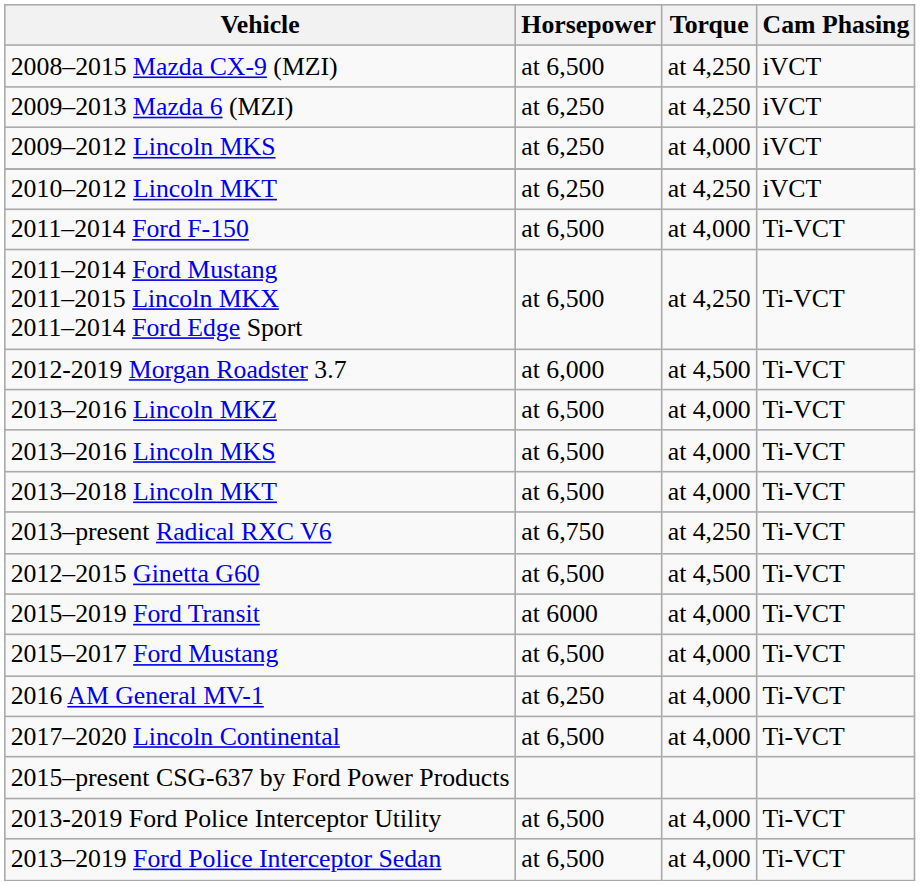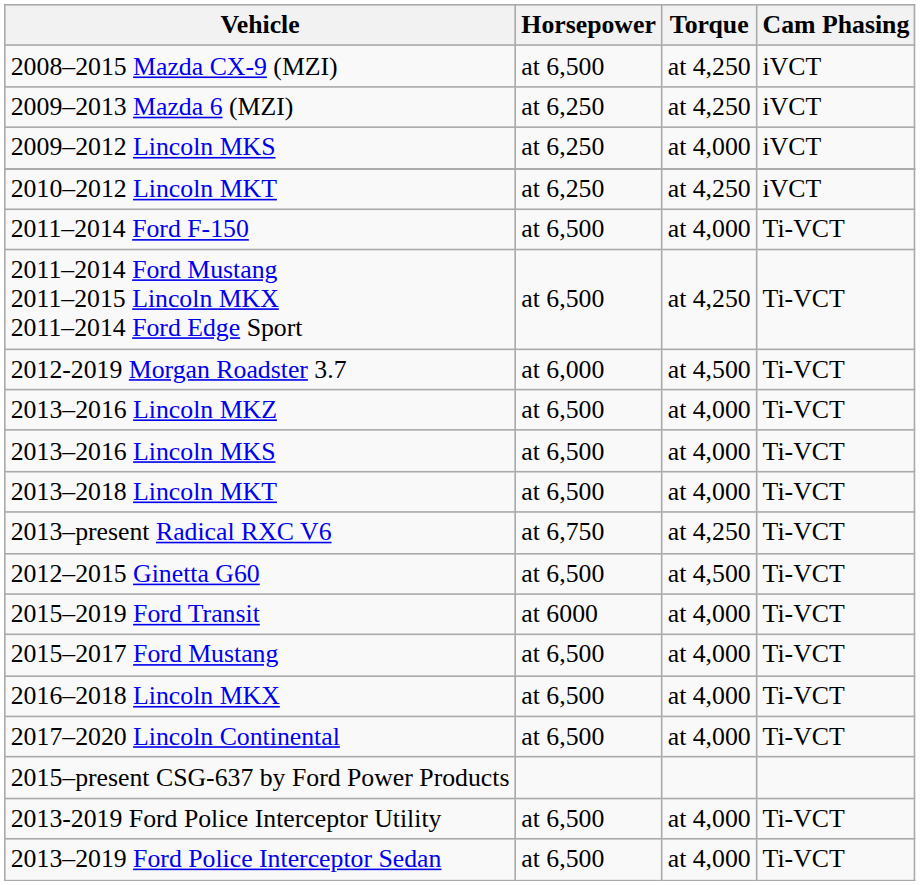- row: (137, 695)
+ row: (145, 695)
